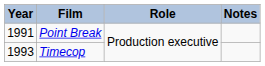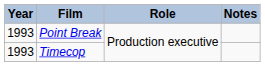(20, 33) 1991 -> (20, 33) 1993
